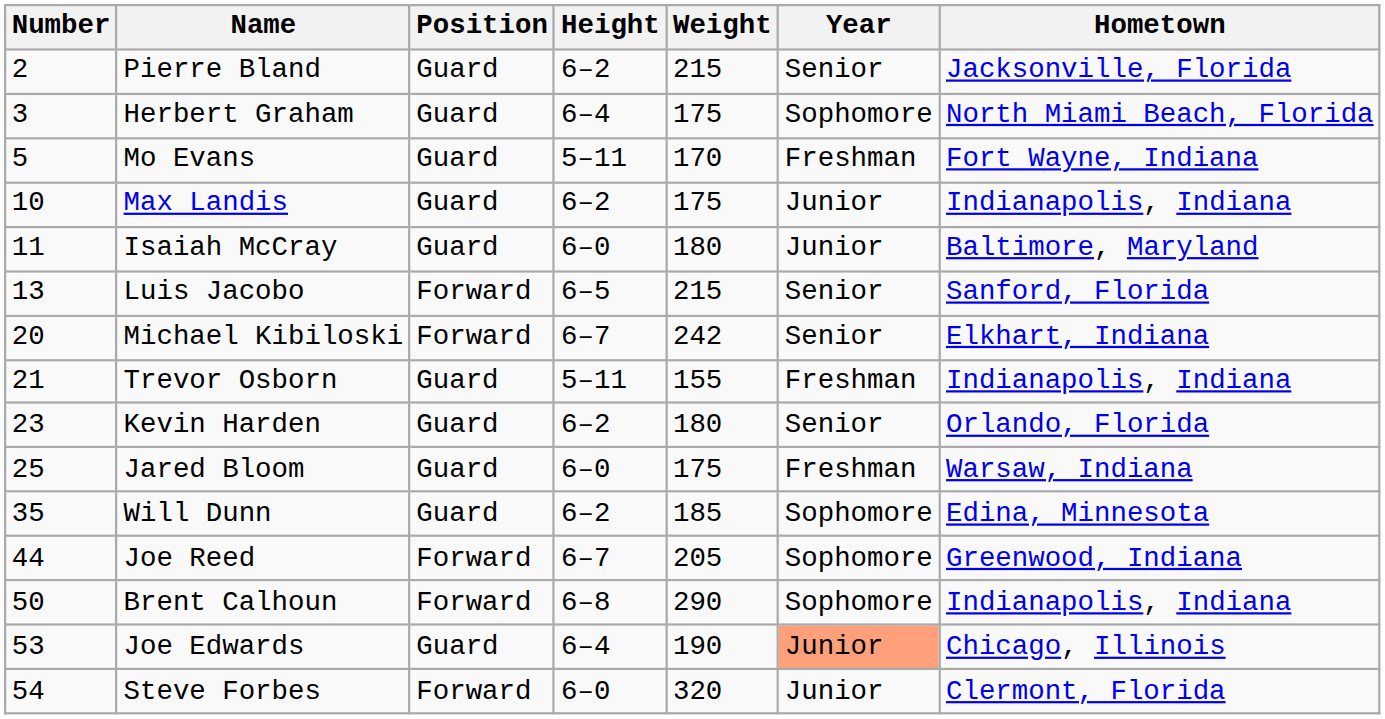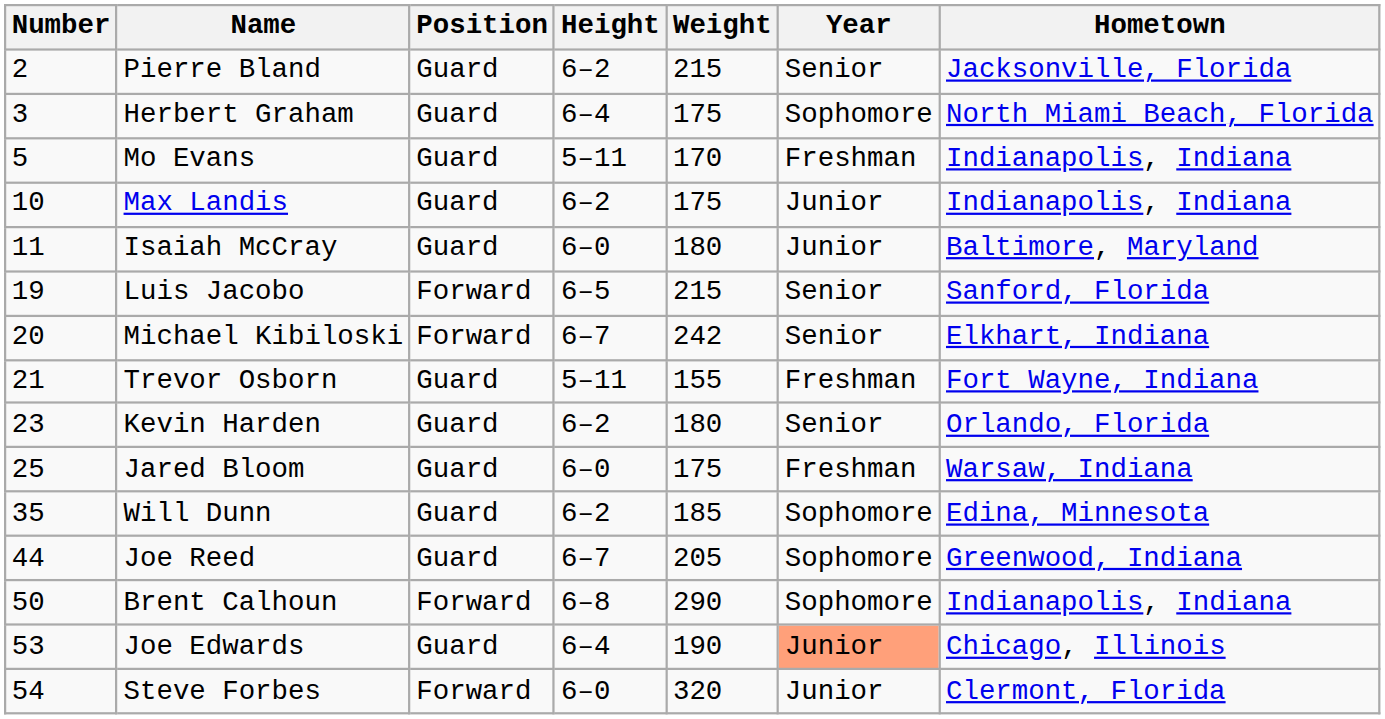(1102, 160) Fort Wayne, Indiana -> (1119, 160) Indianapolis, Indiana
(28, 293) 13 -> (28, 293) 19
(1119, 382) Indianapolis, Indiana -> (1102, 382) Fort Wayne, Indiana
(474, 559) Forward -> (457, 559) Guard
